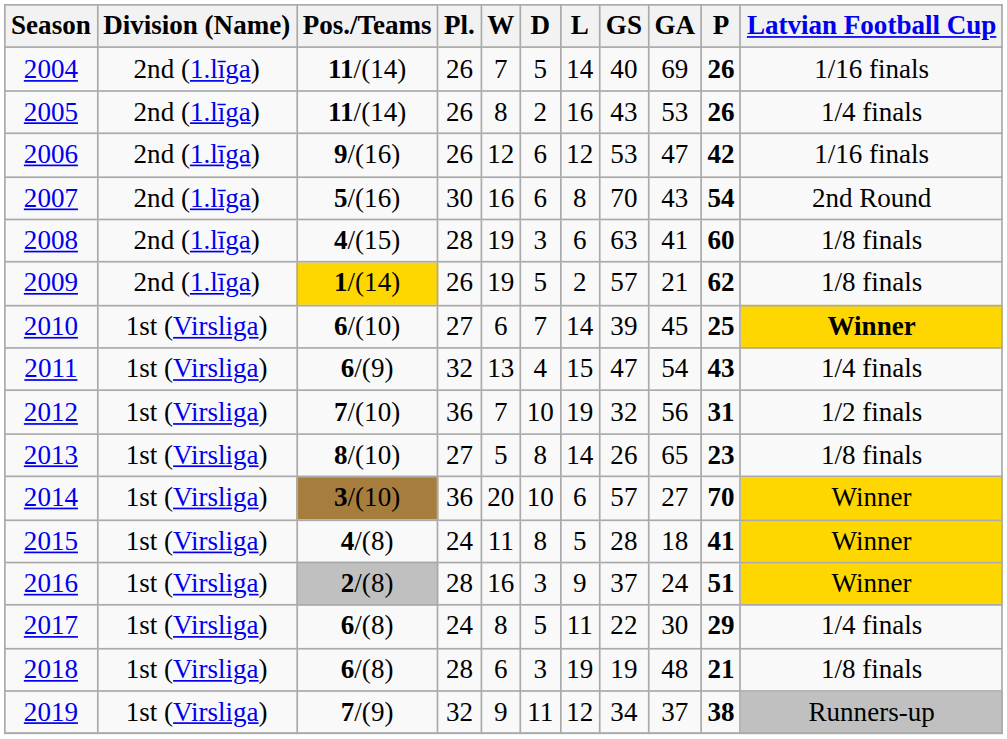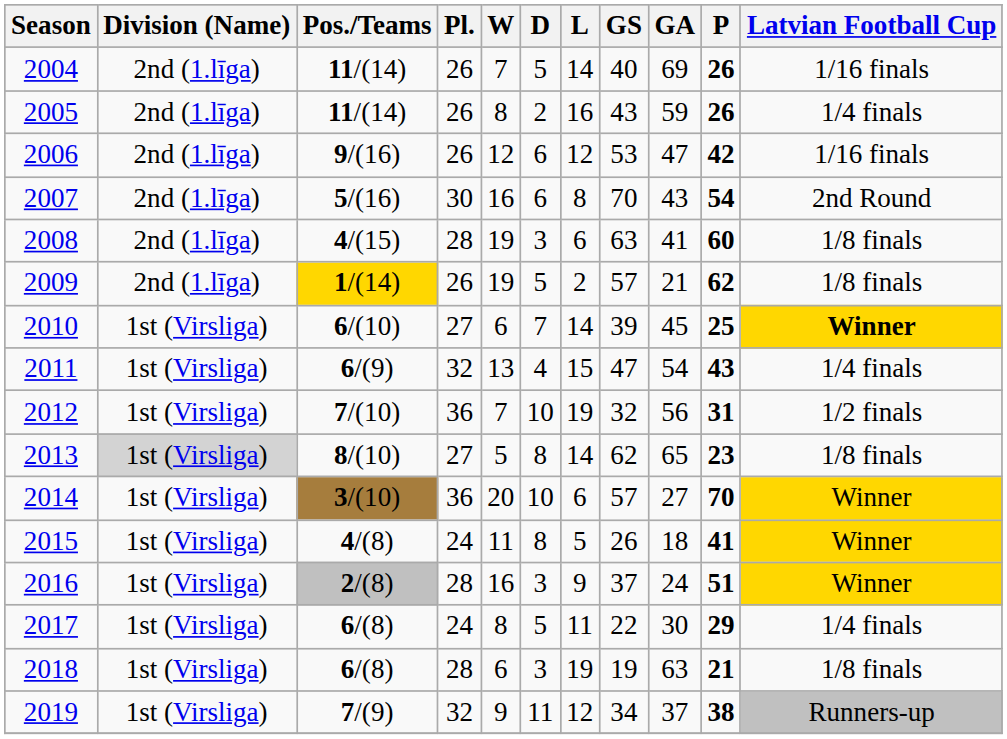(675, 111) 53 -> (675, 111) 59
(197, 454) no background -> (197, 454) lightgrey background
(624, 454) 26 -> (624, 454) 62
(624, 540) 28 -> (624, 540) 26
(675, 669) 48 -> (675, 669) 63
